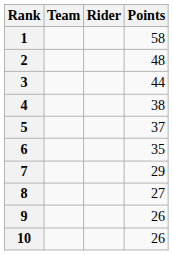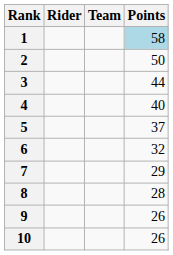columns swapped: (104, 15) <-> (64, 15)
(158, 37) no background -> (158, 37) lightblue background
(158, 60) 48 -> (158, 60) 50
(158, 104) 38 -> (158, 104) 40
(158, 149) 35 -> (158, 149) 32
(158, 194) 27 -> (158, 194) 28
